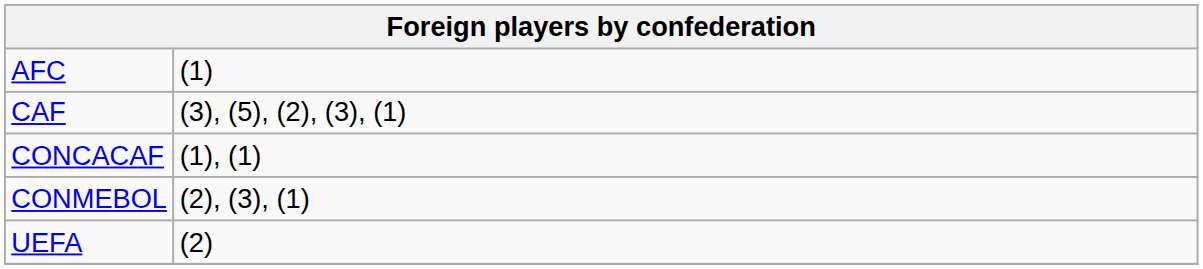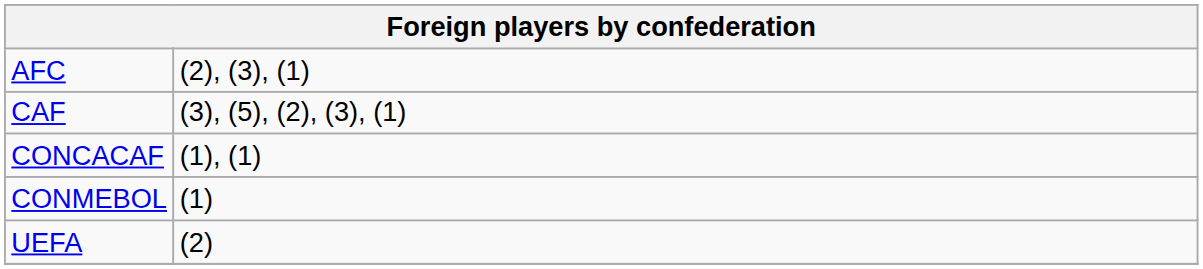(196, 70) (1) -> (245, 70) (2), (3), (1)
(245, 199) (2), (3), (1) -> (196, 199) (1)
